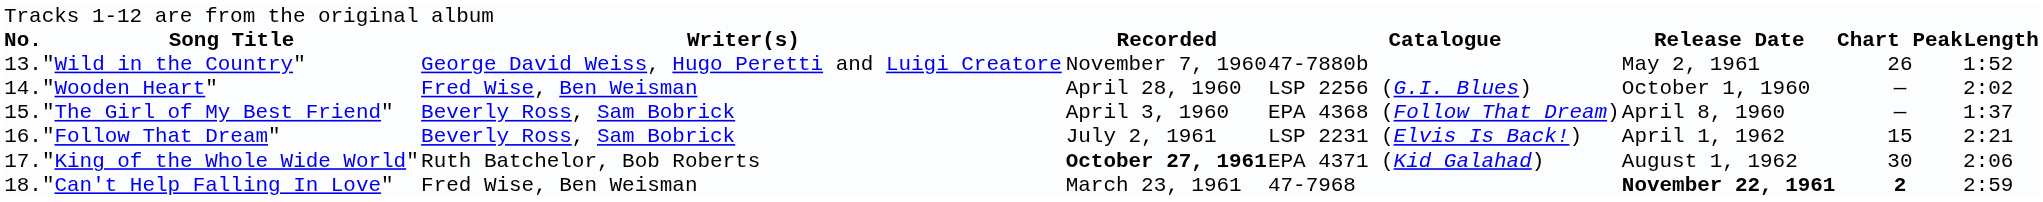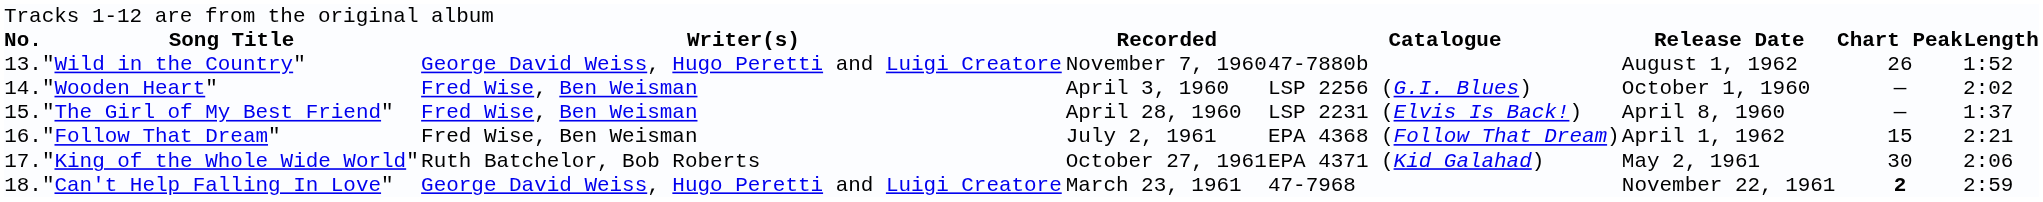(1691, 64) May 2, 1961 -> (1710, 64) August 1, 1962
(1154, 89) April 28, 1960 -> (1147, 89) April 3, 1960
(578, 113) Beverly Ross, Sam Bobrick -> (559, 113) Fred Wise, Ben Weisman
(1147, 113) April 3, 1960 -> (1154, 113) April 28, 1960
(1444, 113) EPA 4368 (Follow That Dream) -> (1425, 113) LSP 2231 (Elvis Is Back!)
(578, 137) Beverly Ross, Sam Bobrick -> (559, 137) Fred Wise, Ben Weisman
(1425, 137) LSP 2231 (Elvis Is Back!) -> (1444, 137) EPA 4368 (Follow That Dream)
(1166, 161) bold -> (1166, 161) normal
(1710, 161) August 1, 1962 -> (1691, 161) May 2, 1961
(559, 185) Fred Wise, Ben Weisman -> (741, 185) George David Weiss, Hugo Peretti and Luigi Creatore
(1729, 185) bold -> (1729, 185) normal
